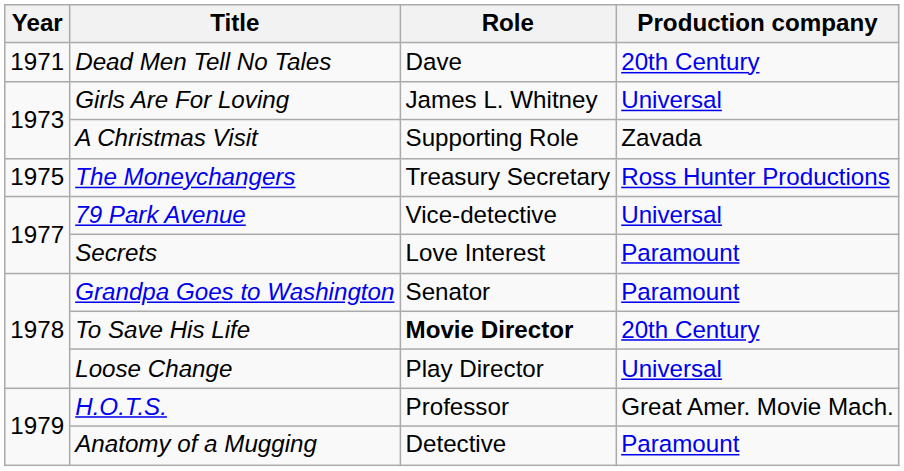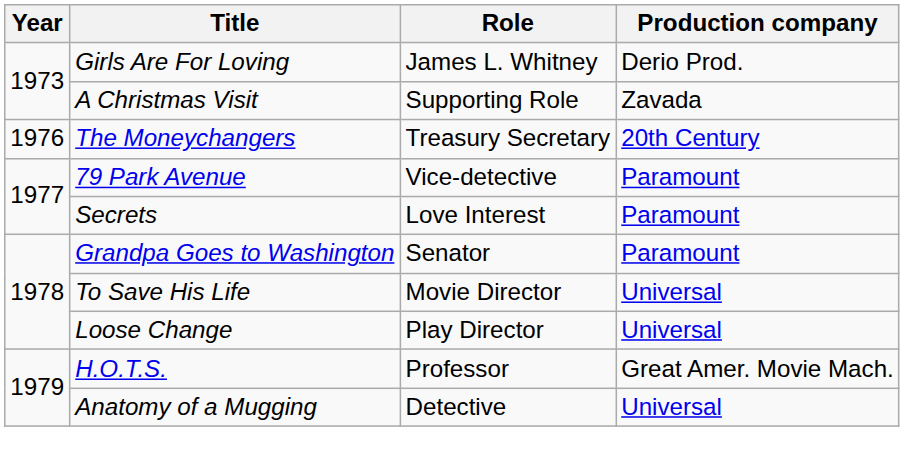- row: (203, 61)
(672, 100) Universal -> (682, 61) Derio Prod.
(37, 176) 1975 -> (37, 138) 1976
(755, 176) Ross Hunter Productions -> (690, 138) 20th Century
(672, 215) Universal -> (680, 176) Paramount
(489, 330) bold -> (483, 291) normal
(690, 330) 20th Century -> (672, 291) Universal
(680, 445) Paramount -> (672, 406) Universal
